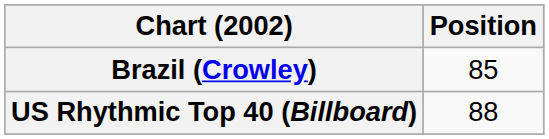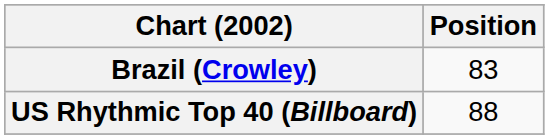(483, 69) 85 -> (483, 69) 83
